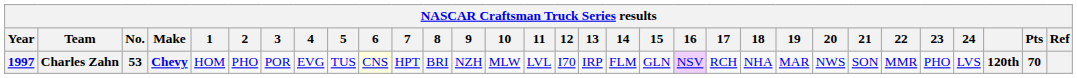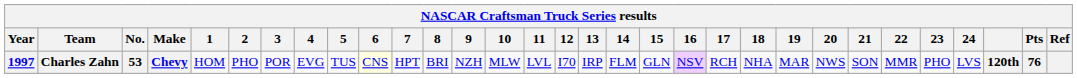(1034, 62) 70 -> (1034, 62) 76
